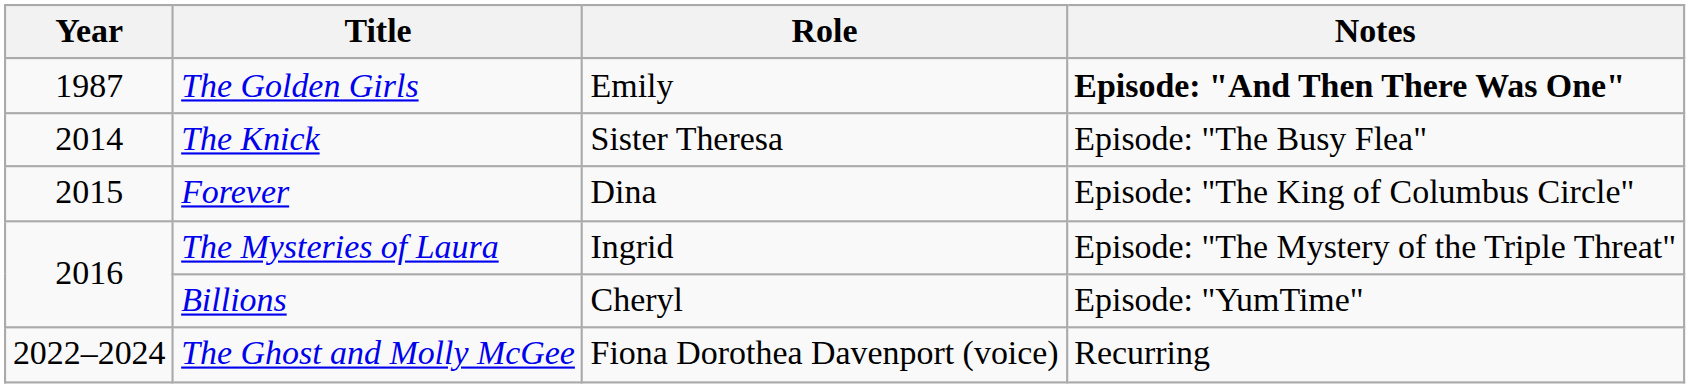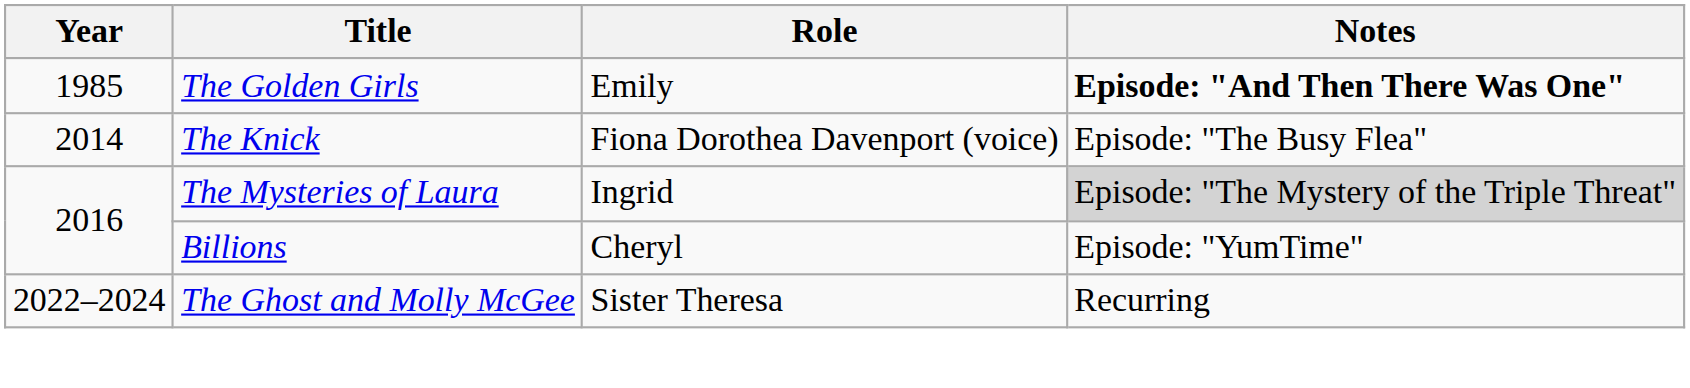(89, 85) 1987 -> (89, 85) 1985
(687, 138) Sister Theresa -> (825, 138) Fiona Dorothea Davenport (voice)
- row: (235, 192)
(1375, 246) no background -> (1375, 192) lightgrey background
(825, 354) Fiona Dorothea Davenport (voice) -> (687, 300) Sister Theresa
